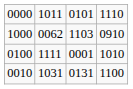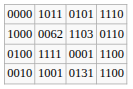(112, 34) 0910 -> (112, 34) 0110
(112, 53) 1010 -> (112, 53) 1100
(50, 73) 1031 -> (50, 73) 1001
